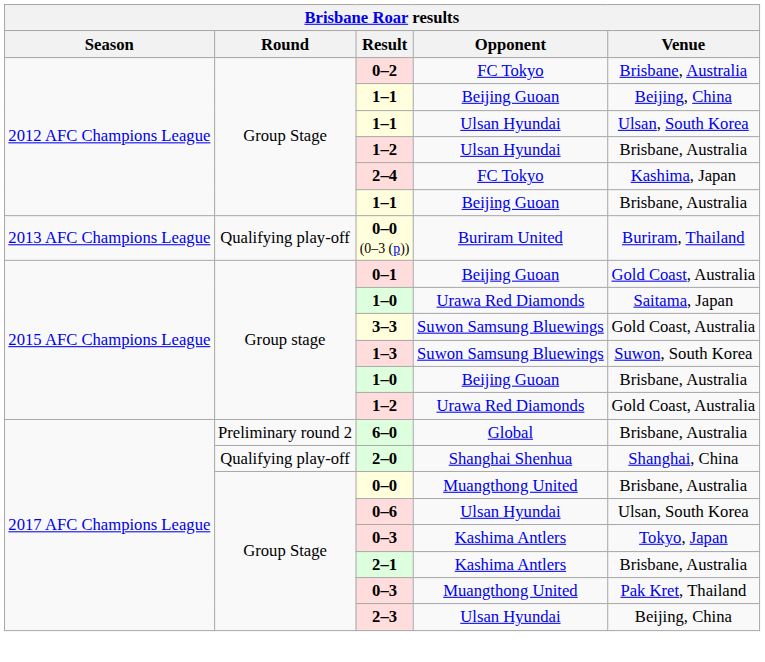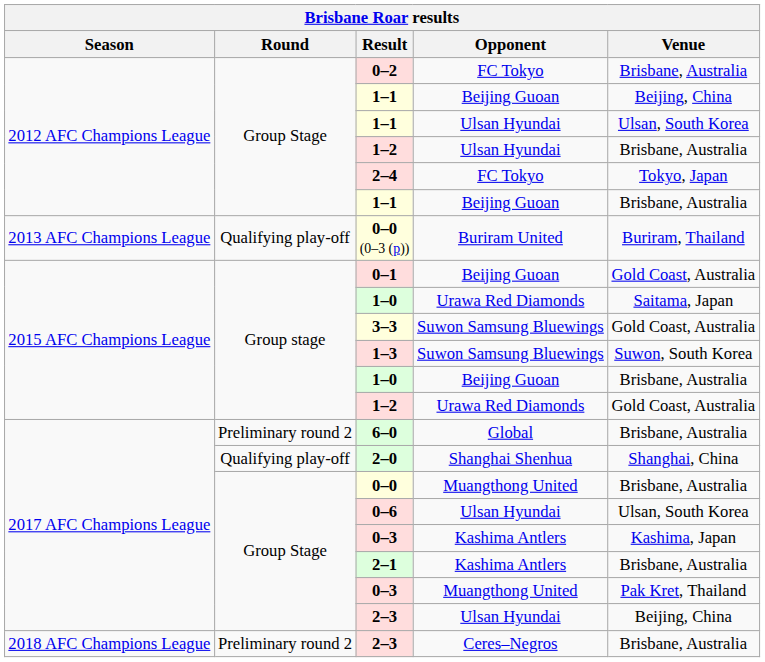(683, 176) Kashima, Japan -> (683, 176) Tokyo, Japan
(683, 537) Tokyo, Japan -> (683, 537) Kashima, Japan
+ row: (385, 643)
